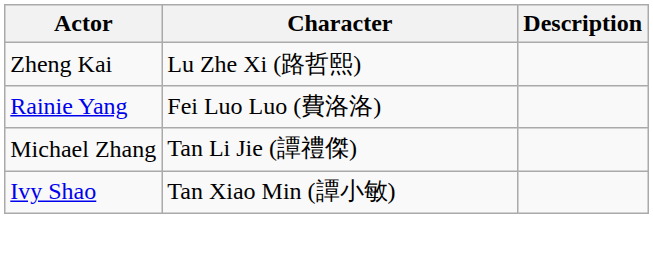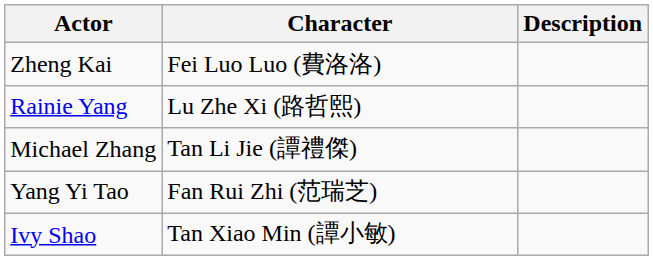(264, 63) Lu Zhe Xi (路哲熙) -> (274, 63) Fei Luo Luo (費洛洛)
(274, 105) Fei Luo Luo (費洛洛) -> (264, 105) Lu Zhe Xi (路哲熙)
+ row: (70, 191)
